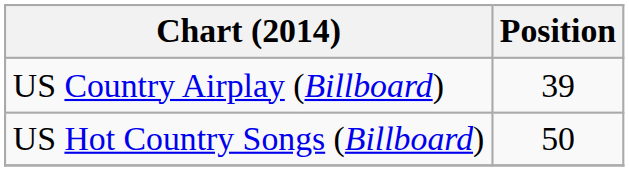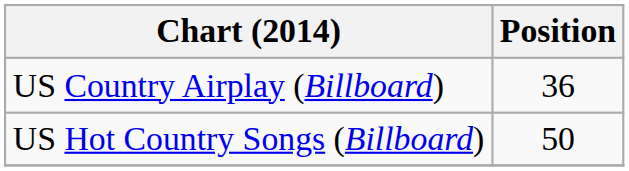(558, 84) 39 -> (558, 84) 36
